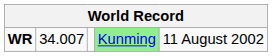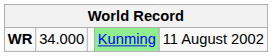(62, 39) 34.007 -> (62, 39) 34.000
